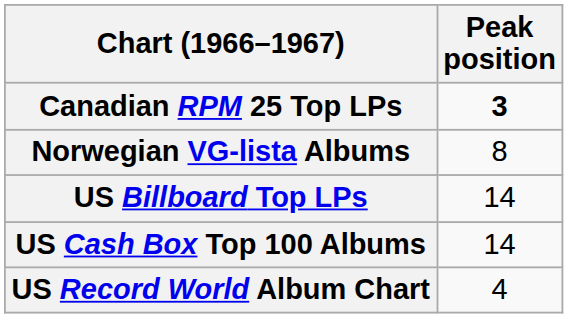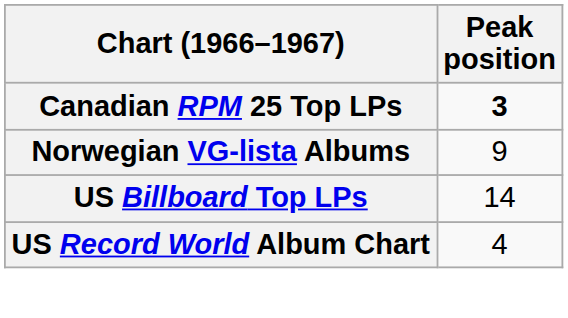(500, 151) 8 -> (500, 151) 9
- row: (221, 243)
